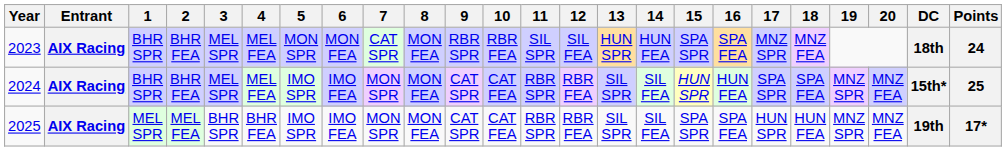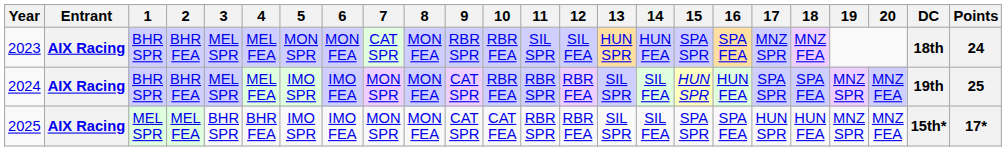(502, 86) CAT FEA -> (502, 86) RBR FEA
(929, 86) 15th* -> (929, 86) 19th
(929, 126) 19th -> (929, 126) 15th*
